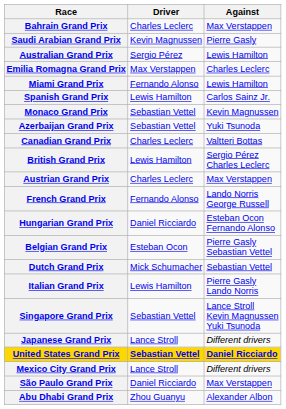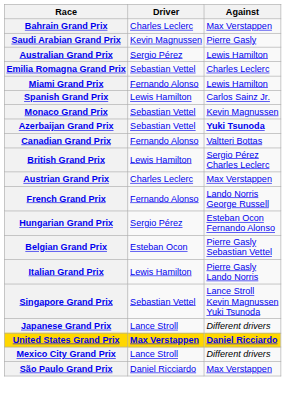(163, 69) Max Verstappen -> (163, 69) Sebastian Vettel
(233, 127) normal -> (236, 127) bold
(162, 141) Charles Leclerc -> (164, 141) Fernando Alonso
(163, 223) Daniel Ricciardo -> (156, 223) Sergio Pérez
- row: (66, 267)
(165, 355) Sebastian Vettel -> (165, 340) Max Verstappen
- row: (66, 398)
